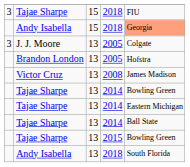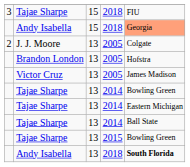(9, 43) 3 -> (9, 43) 2
(113, 75) 2008 -> (113, 75) 2005
(148, 153) normal -> (150, 153) bold
